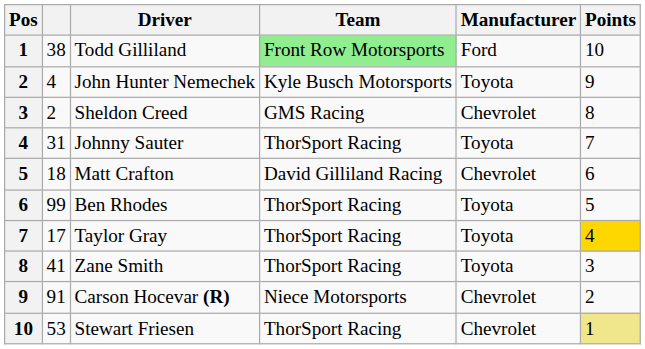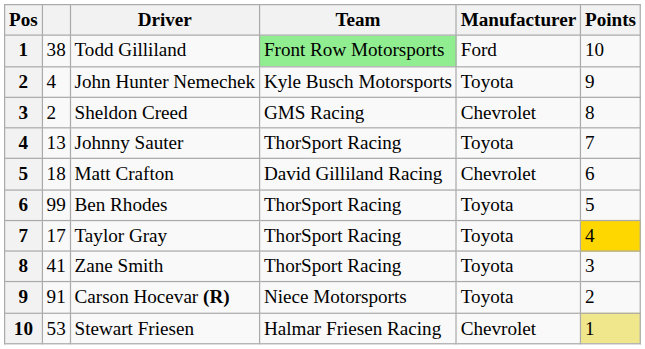(56, 142) 31 -> (56, 142) 13
(498, 296) Chevrolet -> (487, 296) Toyota
(333, 327) ThorSport Racing -> (353, 327) Halmar Friesen Racing
